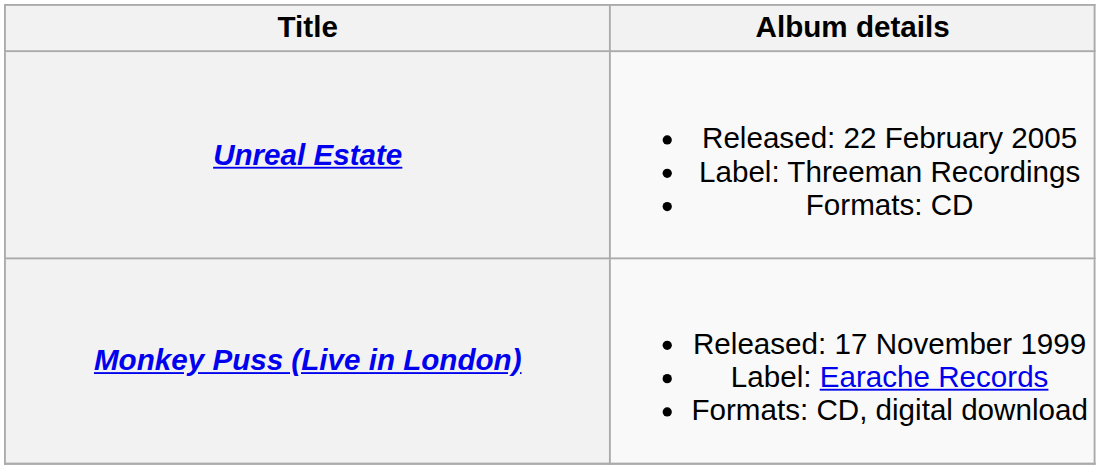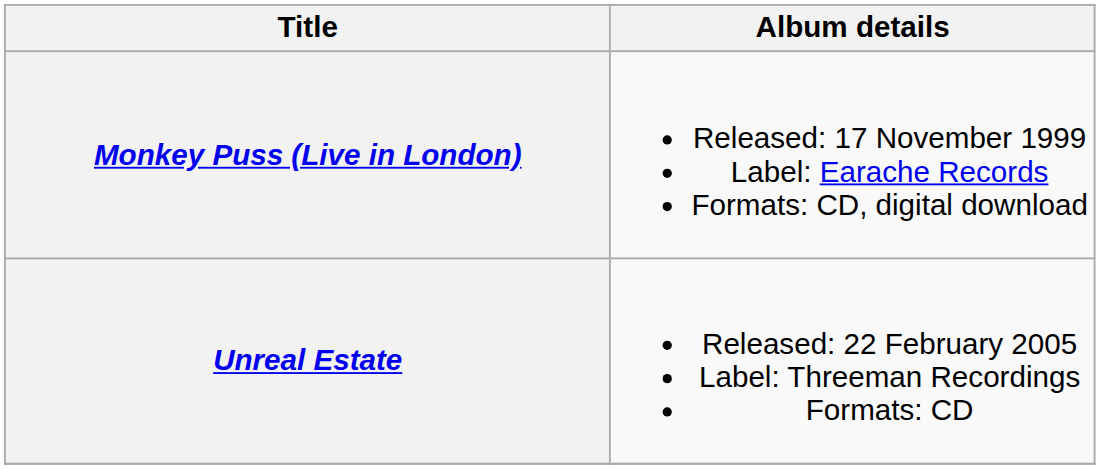rows swapped: (308, 360) <-> (308, 154)
